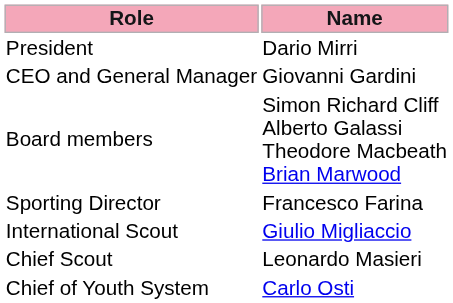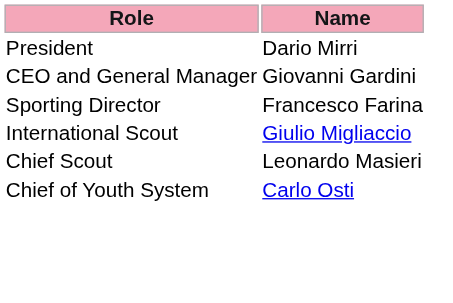- row: (79, 139)
